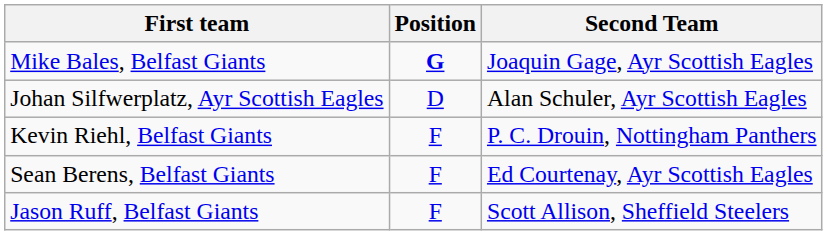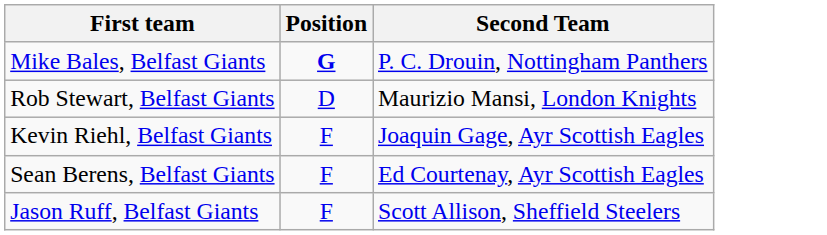(650, 60) Joaquin Gage, Ayr Scottish Eagles -> (543, 60) P. C. Drouin, Nottingham Panthers
- row: (197, 98)
+ row: (142, 98)
(652, 135) P. C. Drouin, Nottingham Panthers -> (541, 135) Joaquin Gage, Ayr Scottish Eagles
